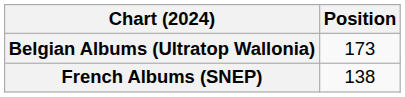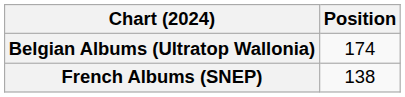(360, 48) 173 -> (360, 48) 174
